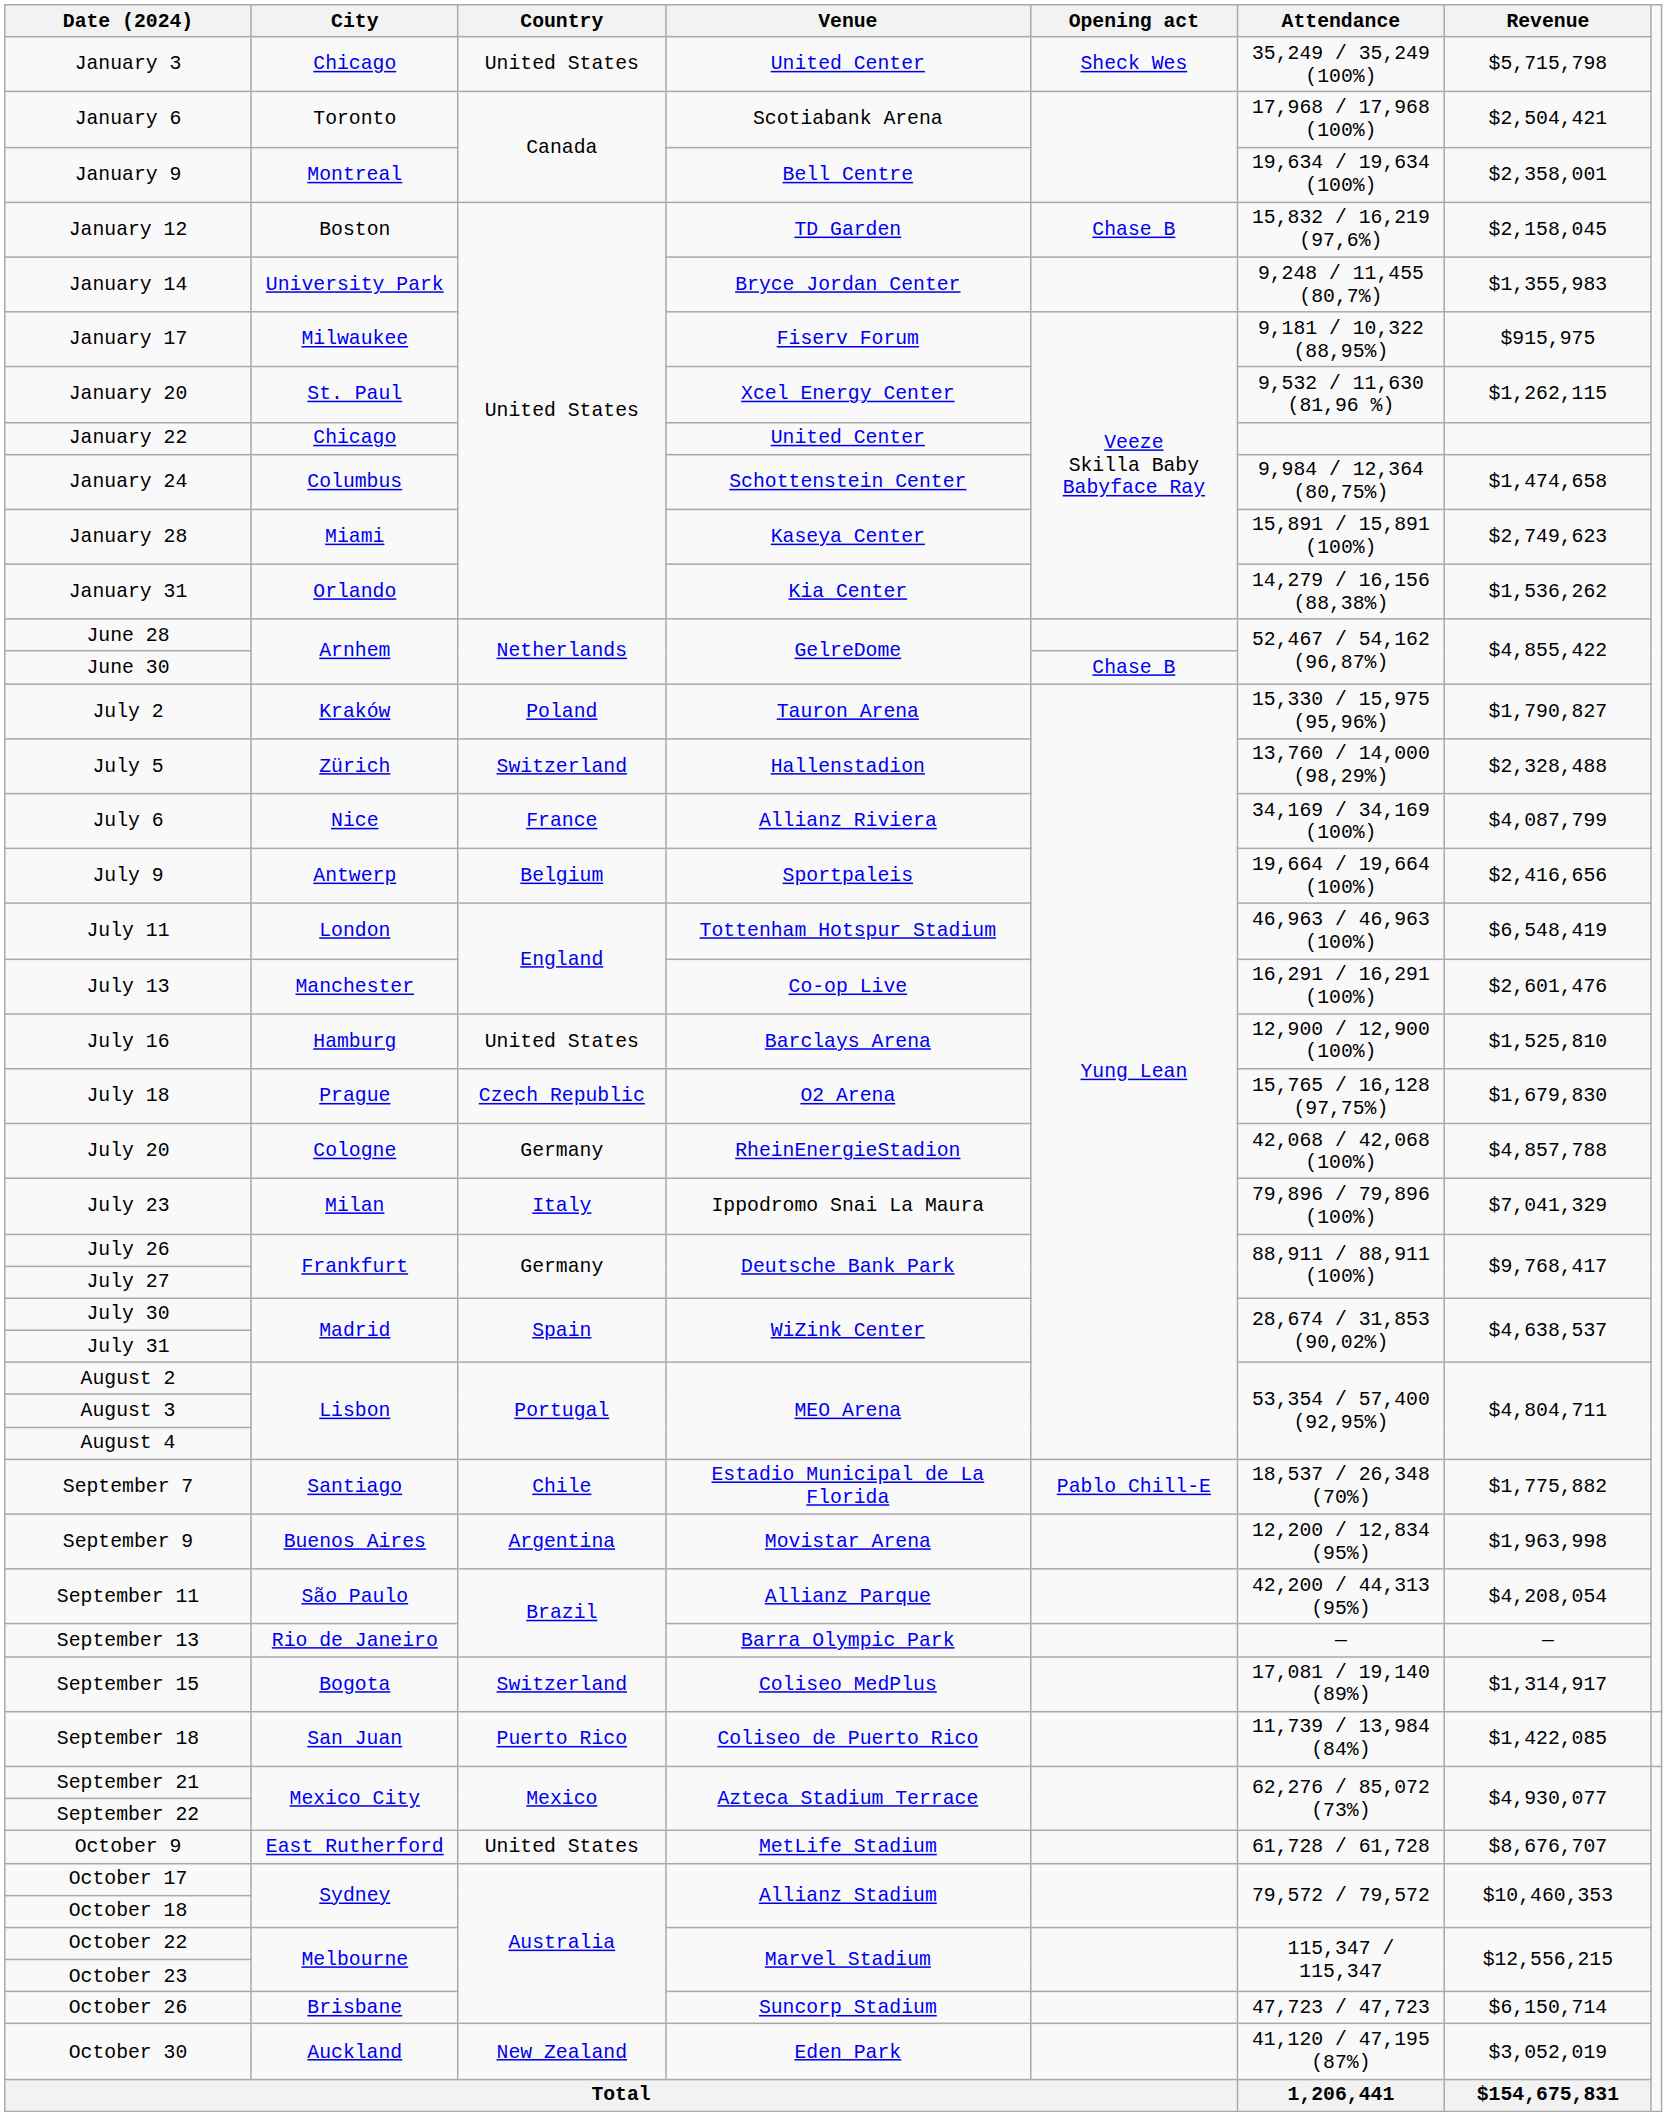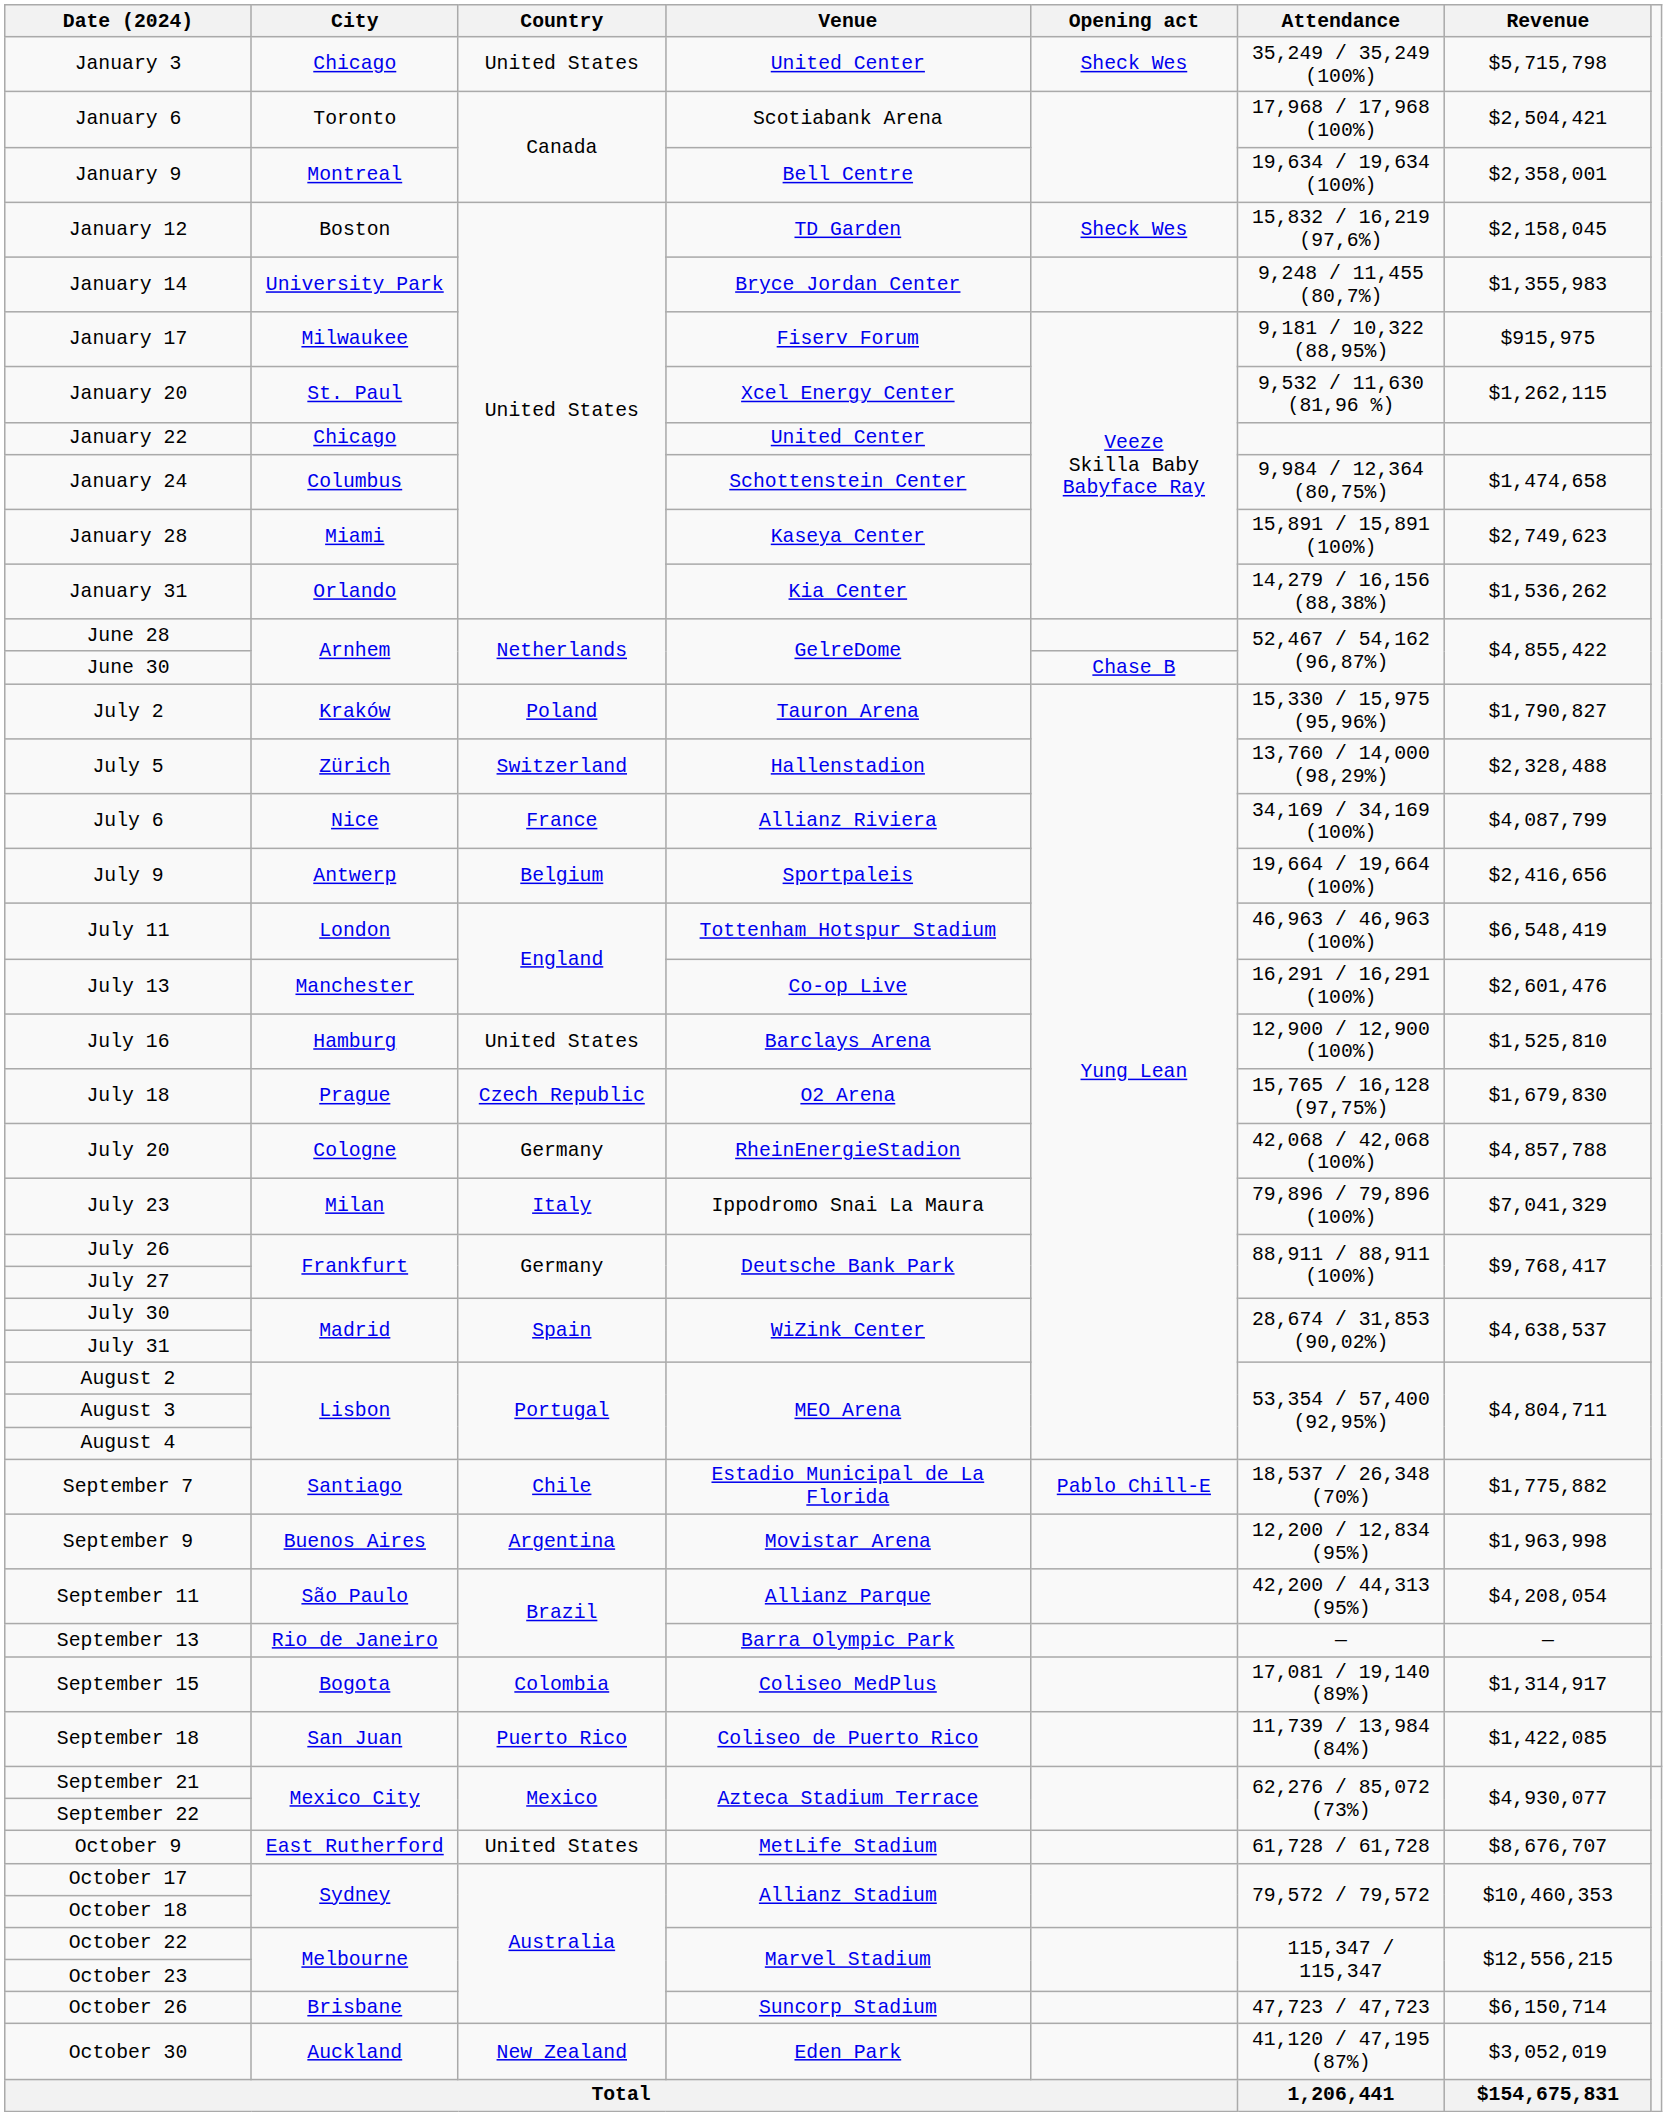(1134, 229) Chase B -> (1134, 229) Sheck Wes
(562, 1684) Switzerland -> (562, 1684) Colombia
